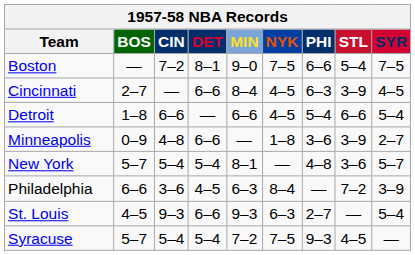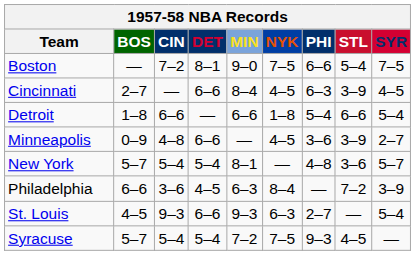(282, 115) 4–5 -> (282, 115) 1–8
(282, 140) 1–8 -> (282, 140) 4–5
